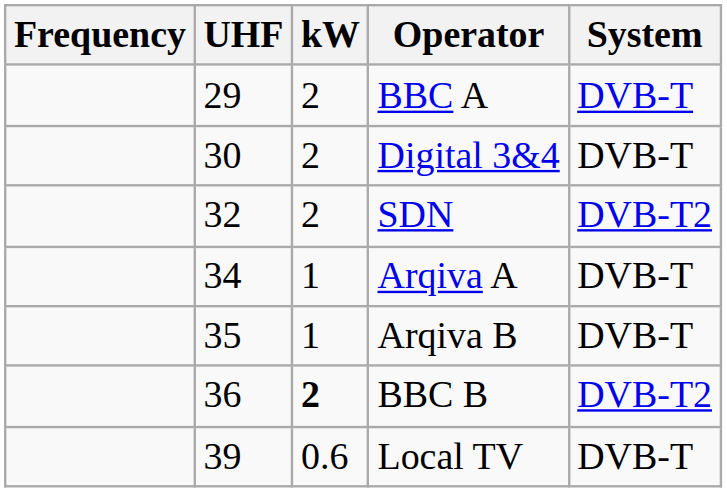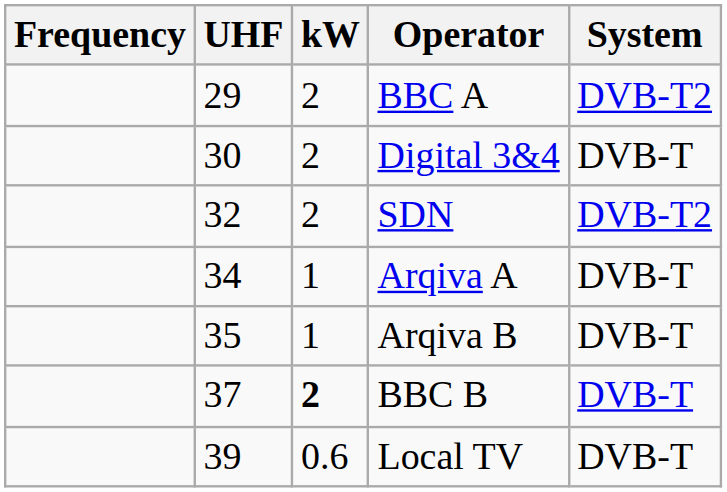(635, 94) DVB-T -> (645, 94) DVB-T2
(222, 395) 36 -> (222, 395) 37
(645, 395) DVB-T2 -> (635, 395) DVB-T
